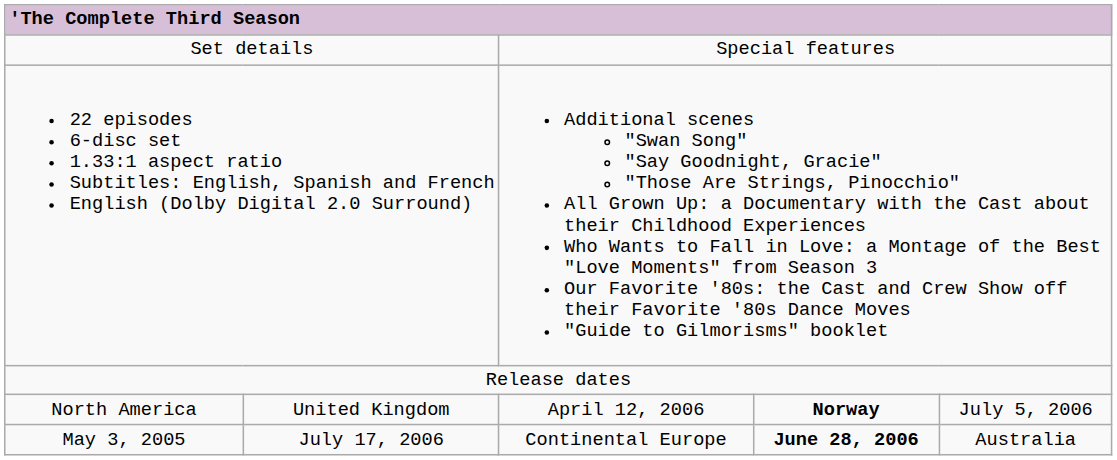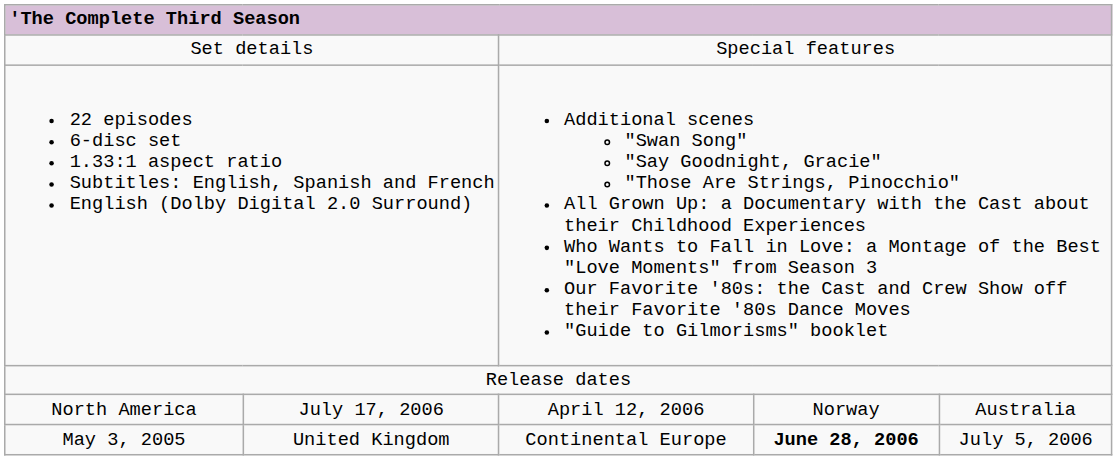(371, 410) United Kingdom -> (371, 410) July 17, 2006
(846, 410) bold -> (846, 410) normal
(1026, 410) July 5, 2006 -> (1026, 410) Australia
(371, 440) July 17, 2006 -> (371, 440) United Kingdom
(1026, 440) Australia -> (1026, 440) July 5, 2006
